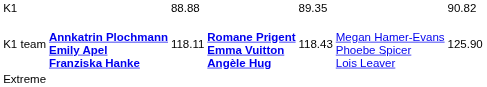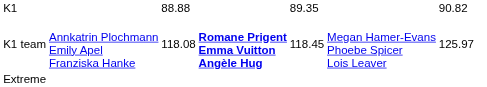(108, 50) bold -> (104, 50) normal
(188, 44) 118.11 -> (179, 44) 118.08
(316, 44) 118.43 -> (307, 44) 118.45
(465, 44) 125.90 -> (456, 44) 125.97
